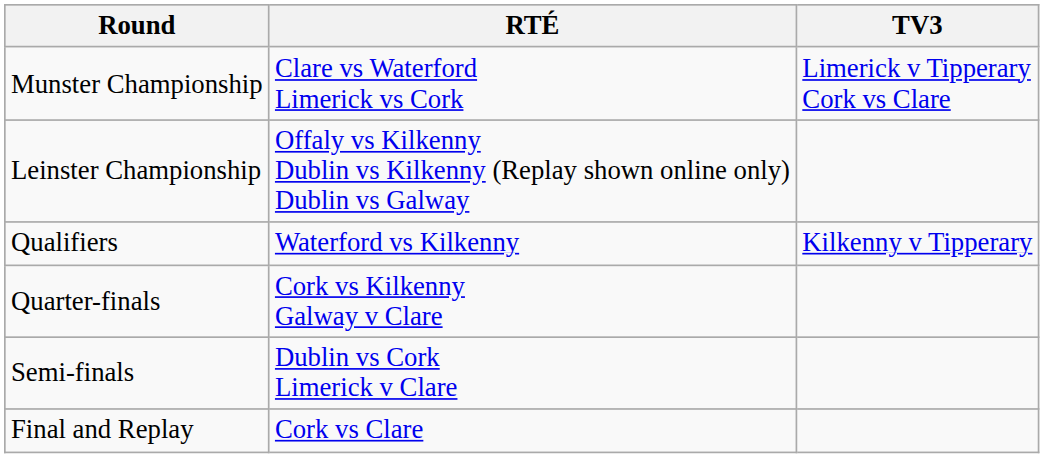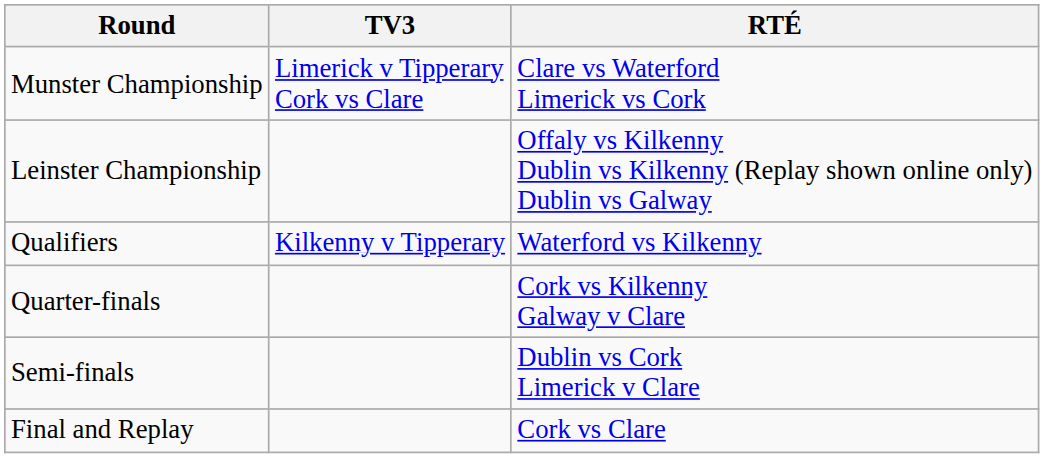columns swapped: (532, 25) <-> (917, 25)
